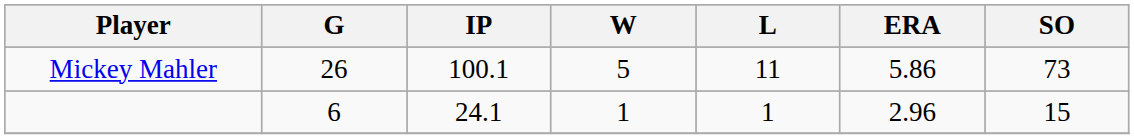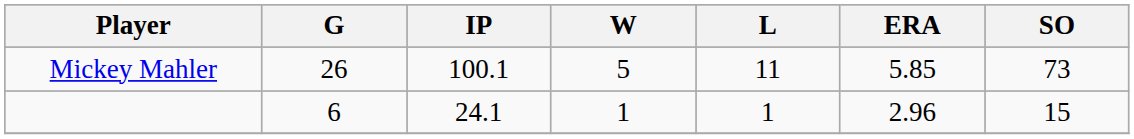(912, 68) 5.86 -> (912, 68) 5.85
